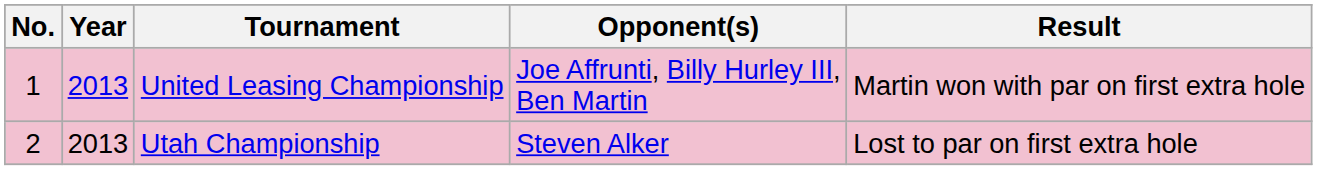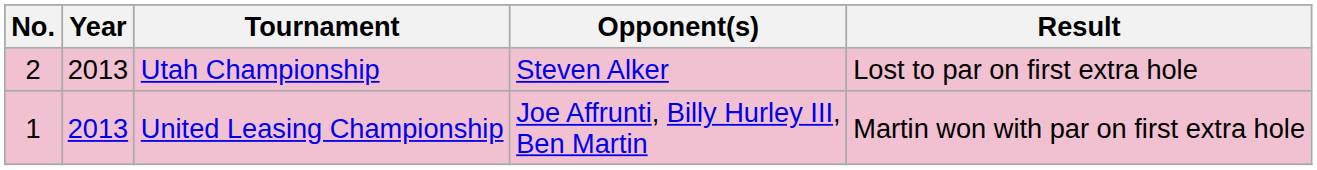rows swapped: (322, 85) <-> (260, 143)
